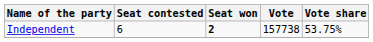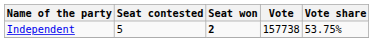(120, 30) 6 -> (120, 30) 5
